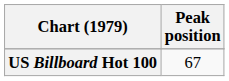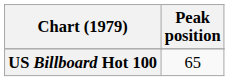(193, 62) 67 -> (193, 62) 65
